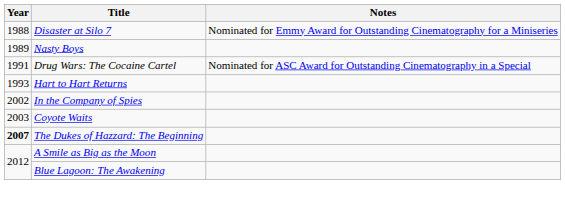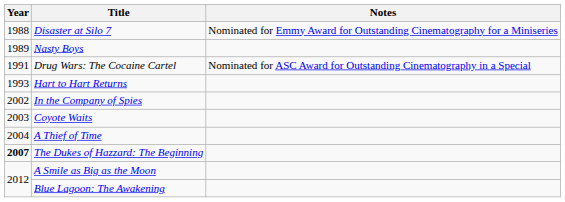+ row: (68, 135)
